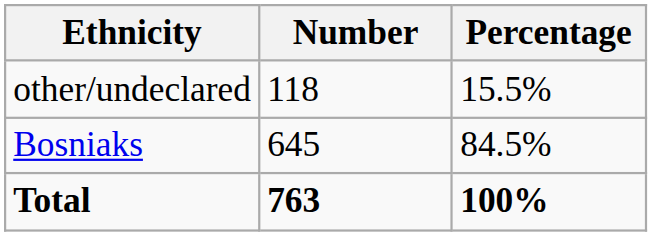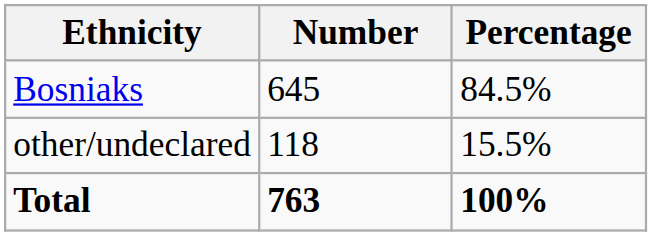rows swapped: (78, 144) <-> (132, 88)
